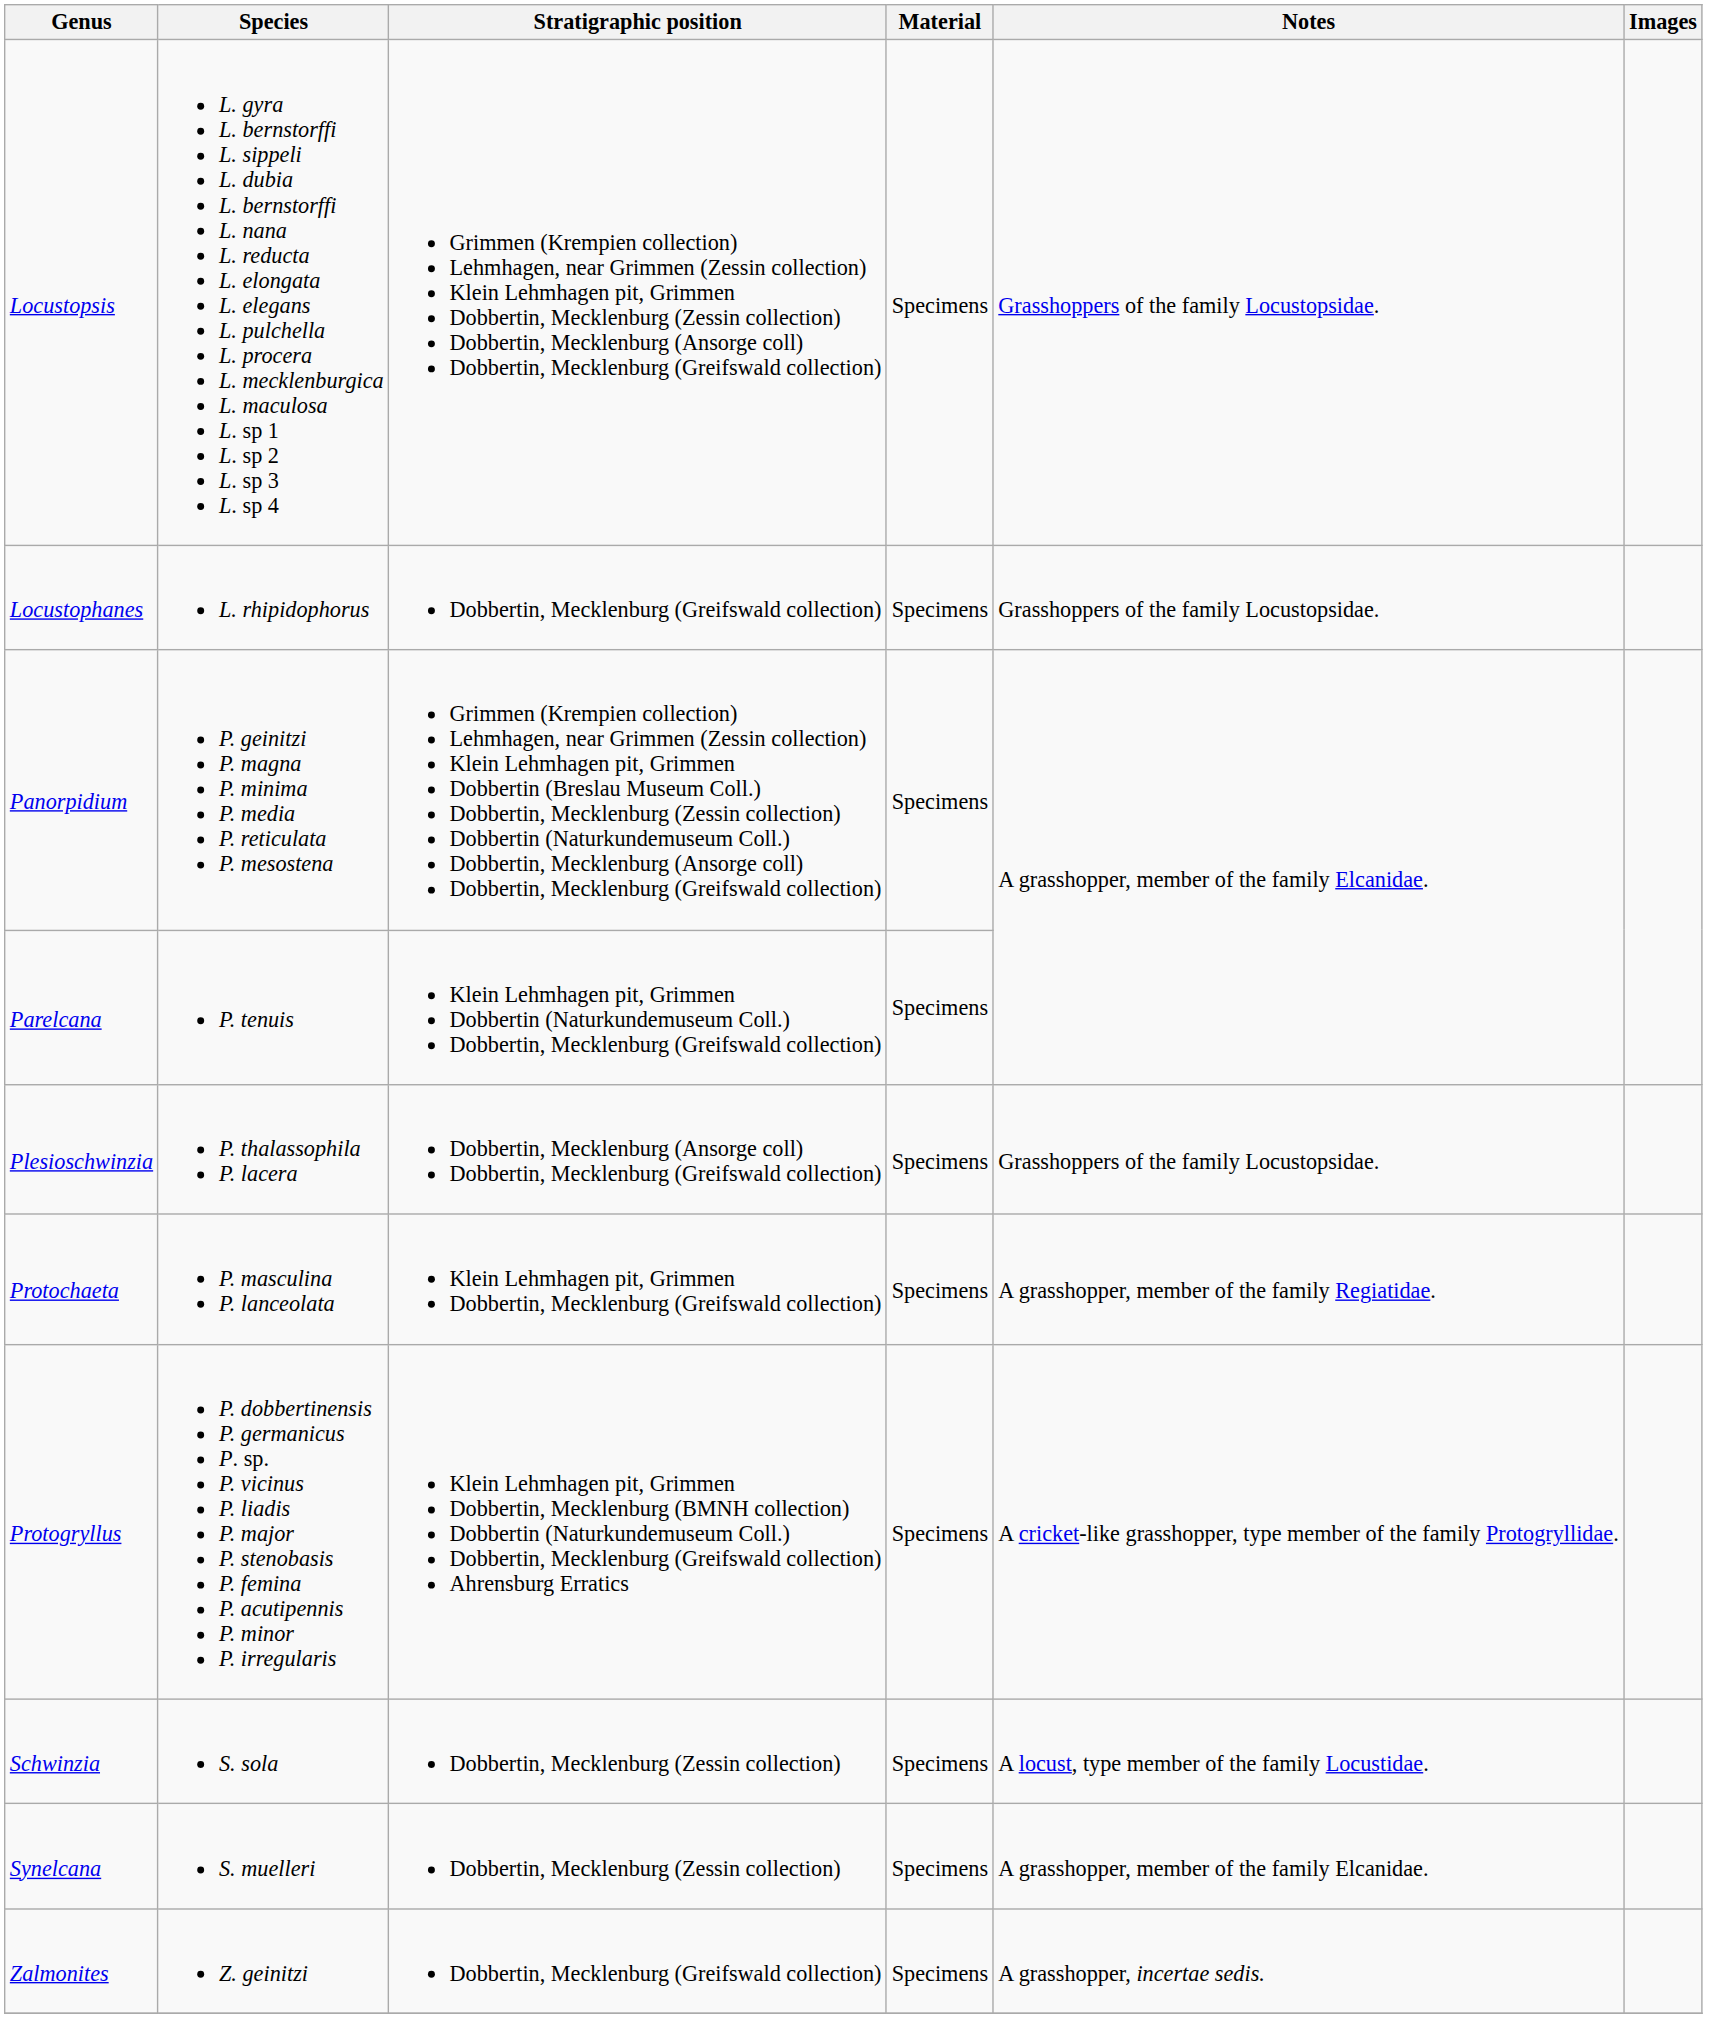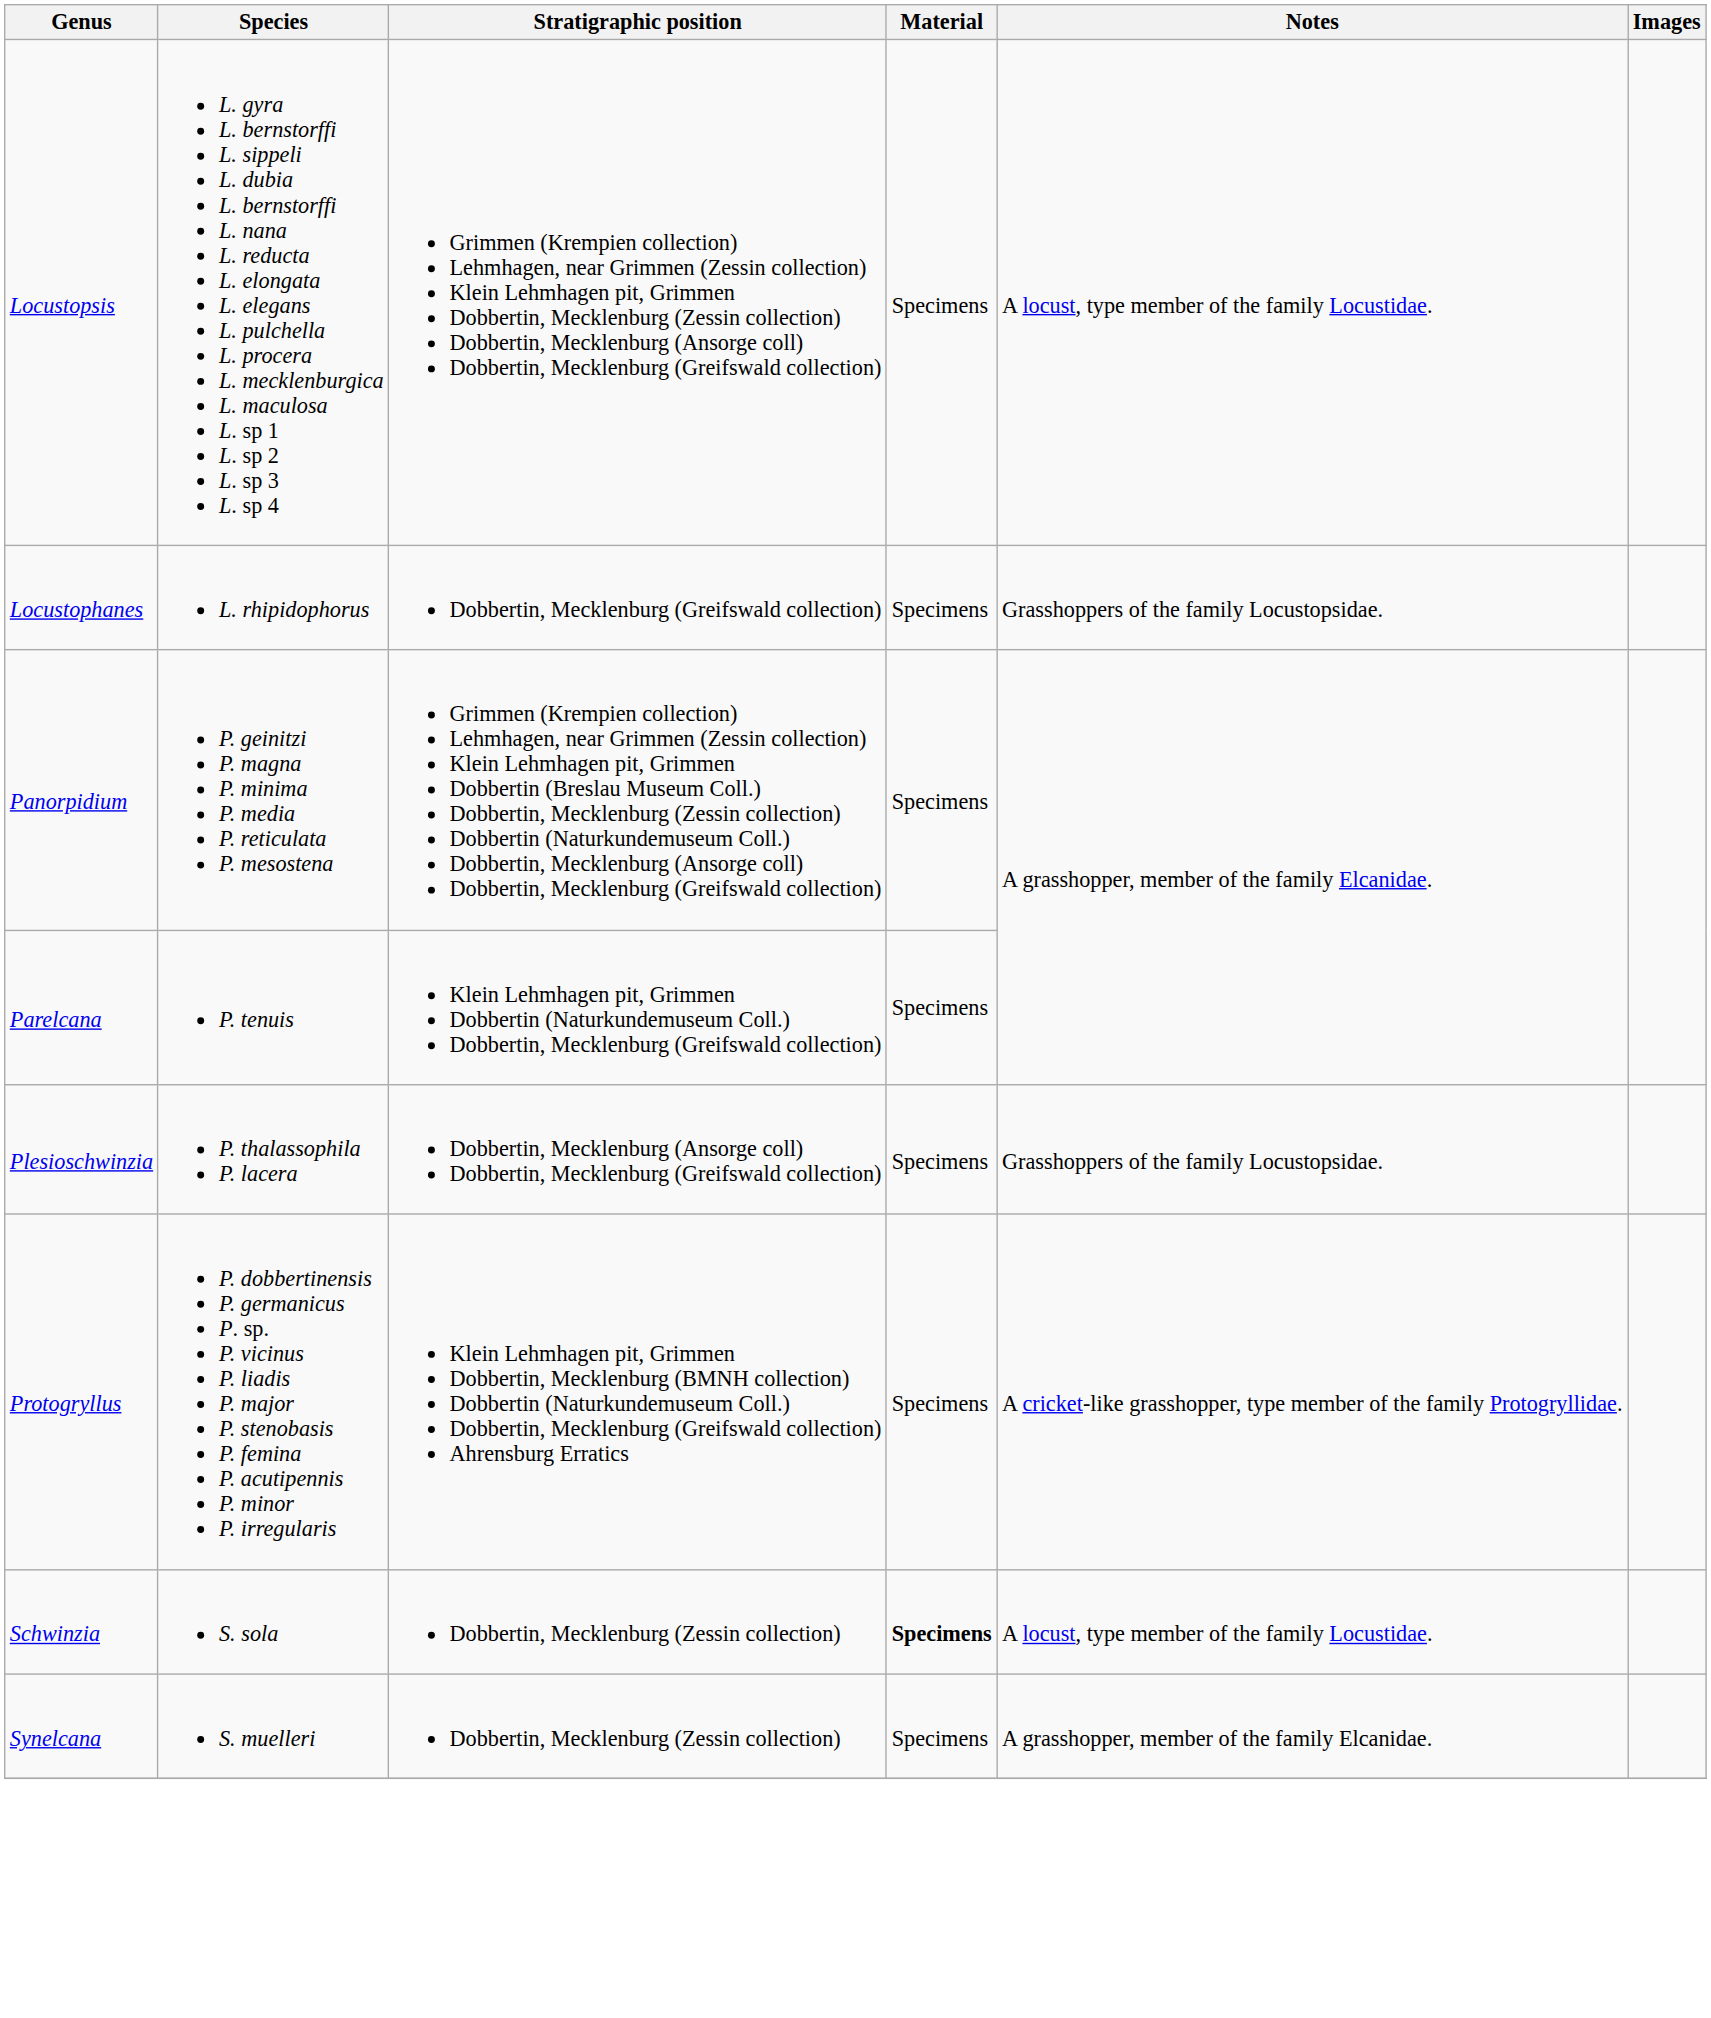(1189, 304) Grasshoppers of the family Locustopsidae. -> (1217, 304) A locust, type member of the family Locustidae.
- row: (64, 1291)
(940, 1763) normal -> (942, 1634) bold
- row: (59, 1973)
